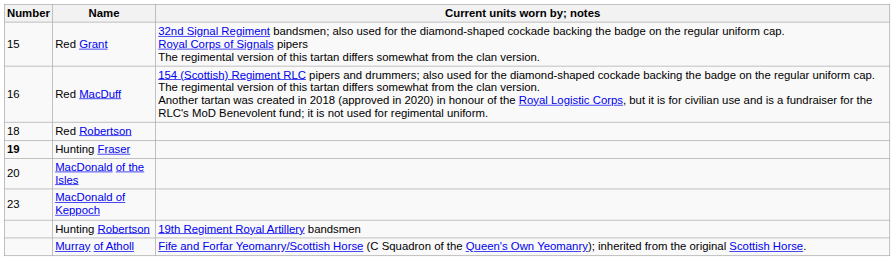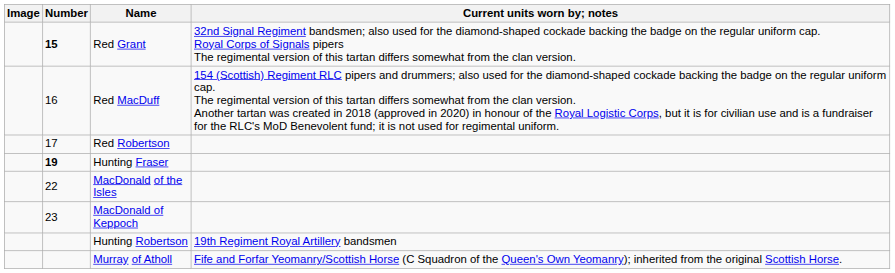+ column: (23, 13)
(13, 44) normal -> (51, 44) bold
(13, 131) 18 -> (51, 144) 17
(13, 173) 20 -> (51, 186) 22
